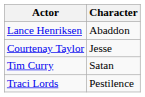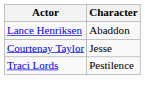- row: (30, 65)
